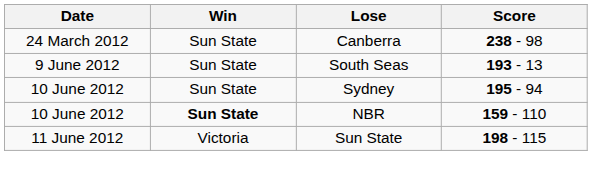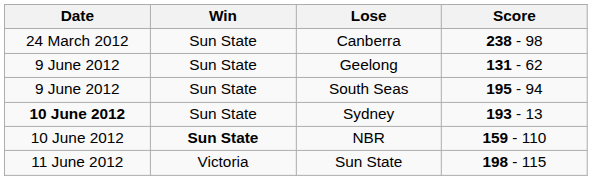+ row: (369, 65)
(514, 65) 193 - 13 -> (514, 89) 195 - 94
(77, 89) normal -> (77, 114) bold
(514, 89) 195 - 94 -> (514, 114) 193 - 13
